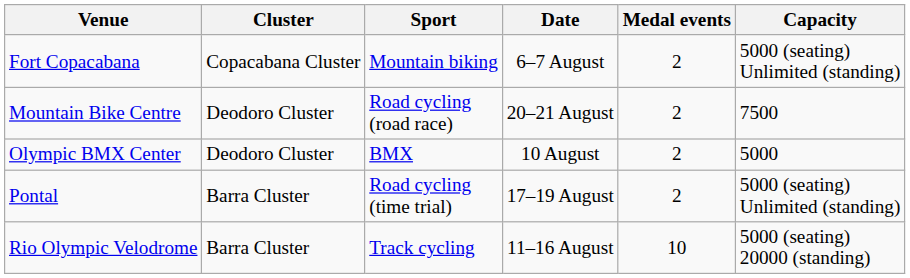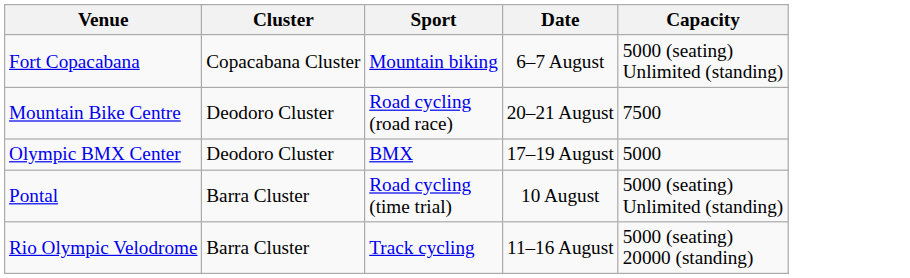- column: (677, 19)
(560, 154) 10 August -> (560, 154) 17–19 August
(560, 195) 17–19 August -> (560, 195) 10 August
